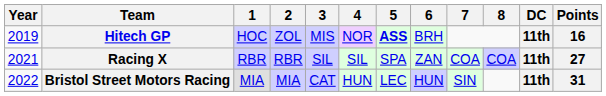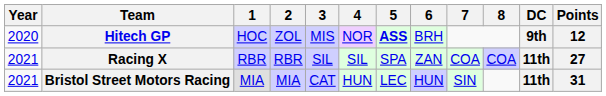(23, 37) 2019 -> (23, 37) 2020
(536, 37) 11th -> (536, 37) 9th
(578, 37) 16 -> (578, 37) 12
(23, 80) 2022 -> (23, 80) 2021
